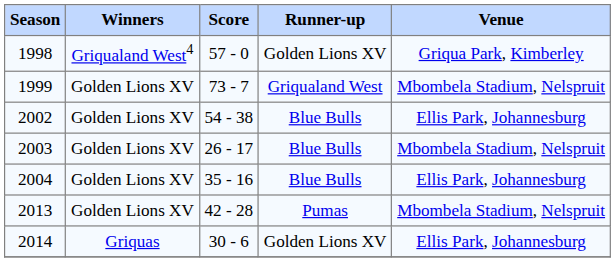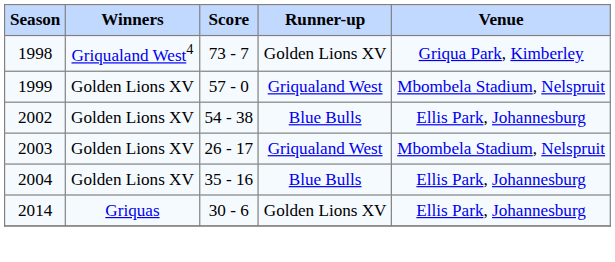(229, 53) 57 - 0 -> (229, 53) 73 - 7
(229, 86) 73 - 7 -> (229, 86) 57 - 0
(325, 148) Blue Bulls -> (325, 148) Griqualand West
- row: (35, 210)
